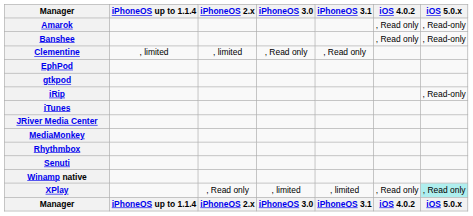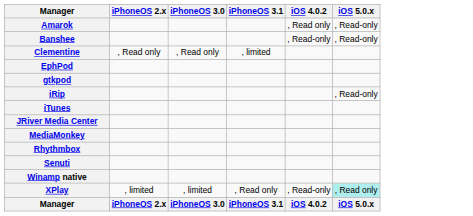- column: (154, 11)
(397, 39) , Read only -> (309, 39) , Read-only
(228, 53) , limited -> (139, 53) , Read only
(345, 53) , Read only -> (256, 53) , limited
(228, 190) , Read only -> (139, 190) , limited
(345, 190) , limited -> (256, 190) , Read only
(397, 190) , Read only -> (309, 190) , Read-only
